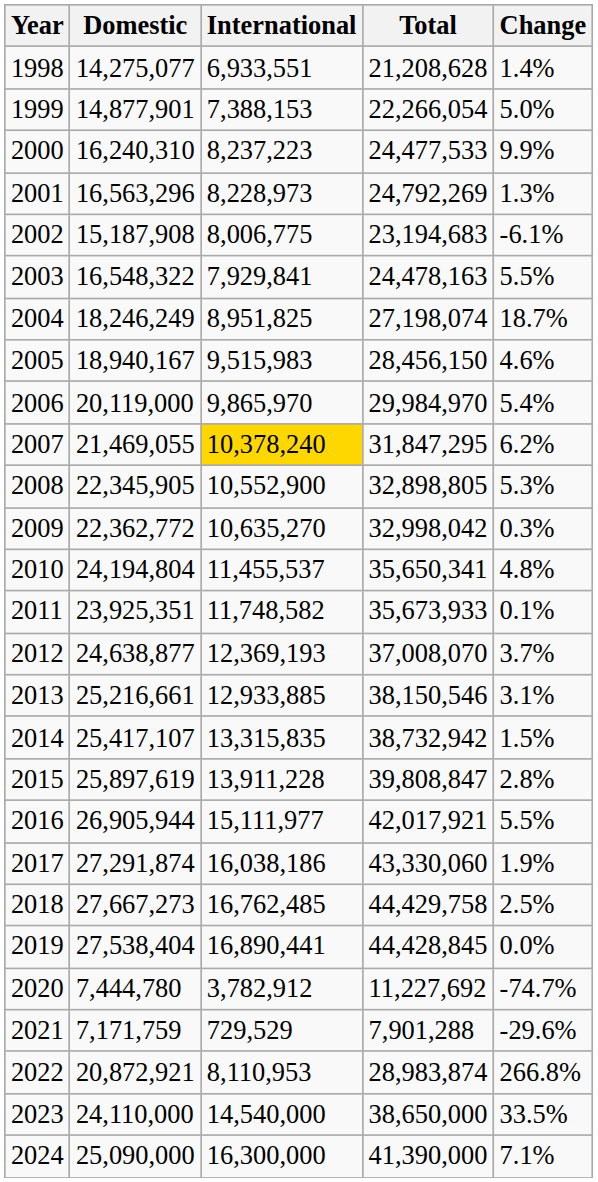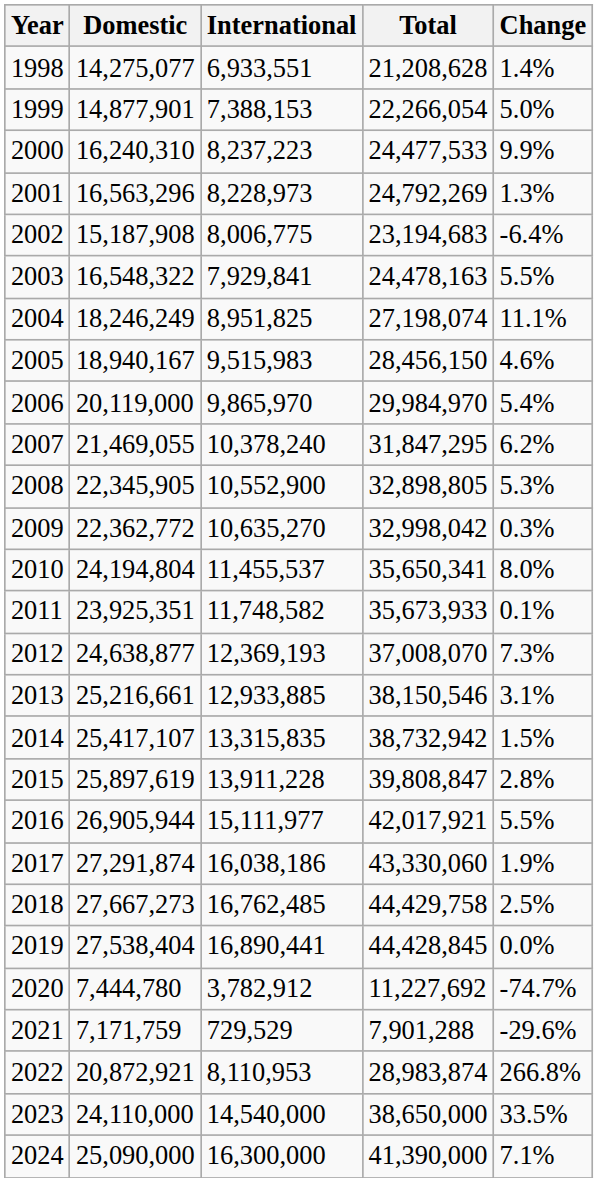(531, 234) -6.1% -> (531, 234) -6.4%
(534, 318) 18.7% -> (533, 318) 11.1%
(266, 444) gold background -> (266, 444) no background
(527, 569) 4.8% -> (527, 569) 8.0%
(527, 653) 3.7% -> (527, 653) 7.3%
